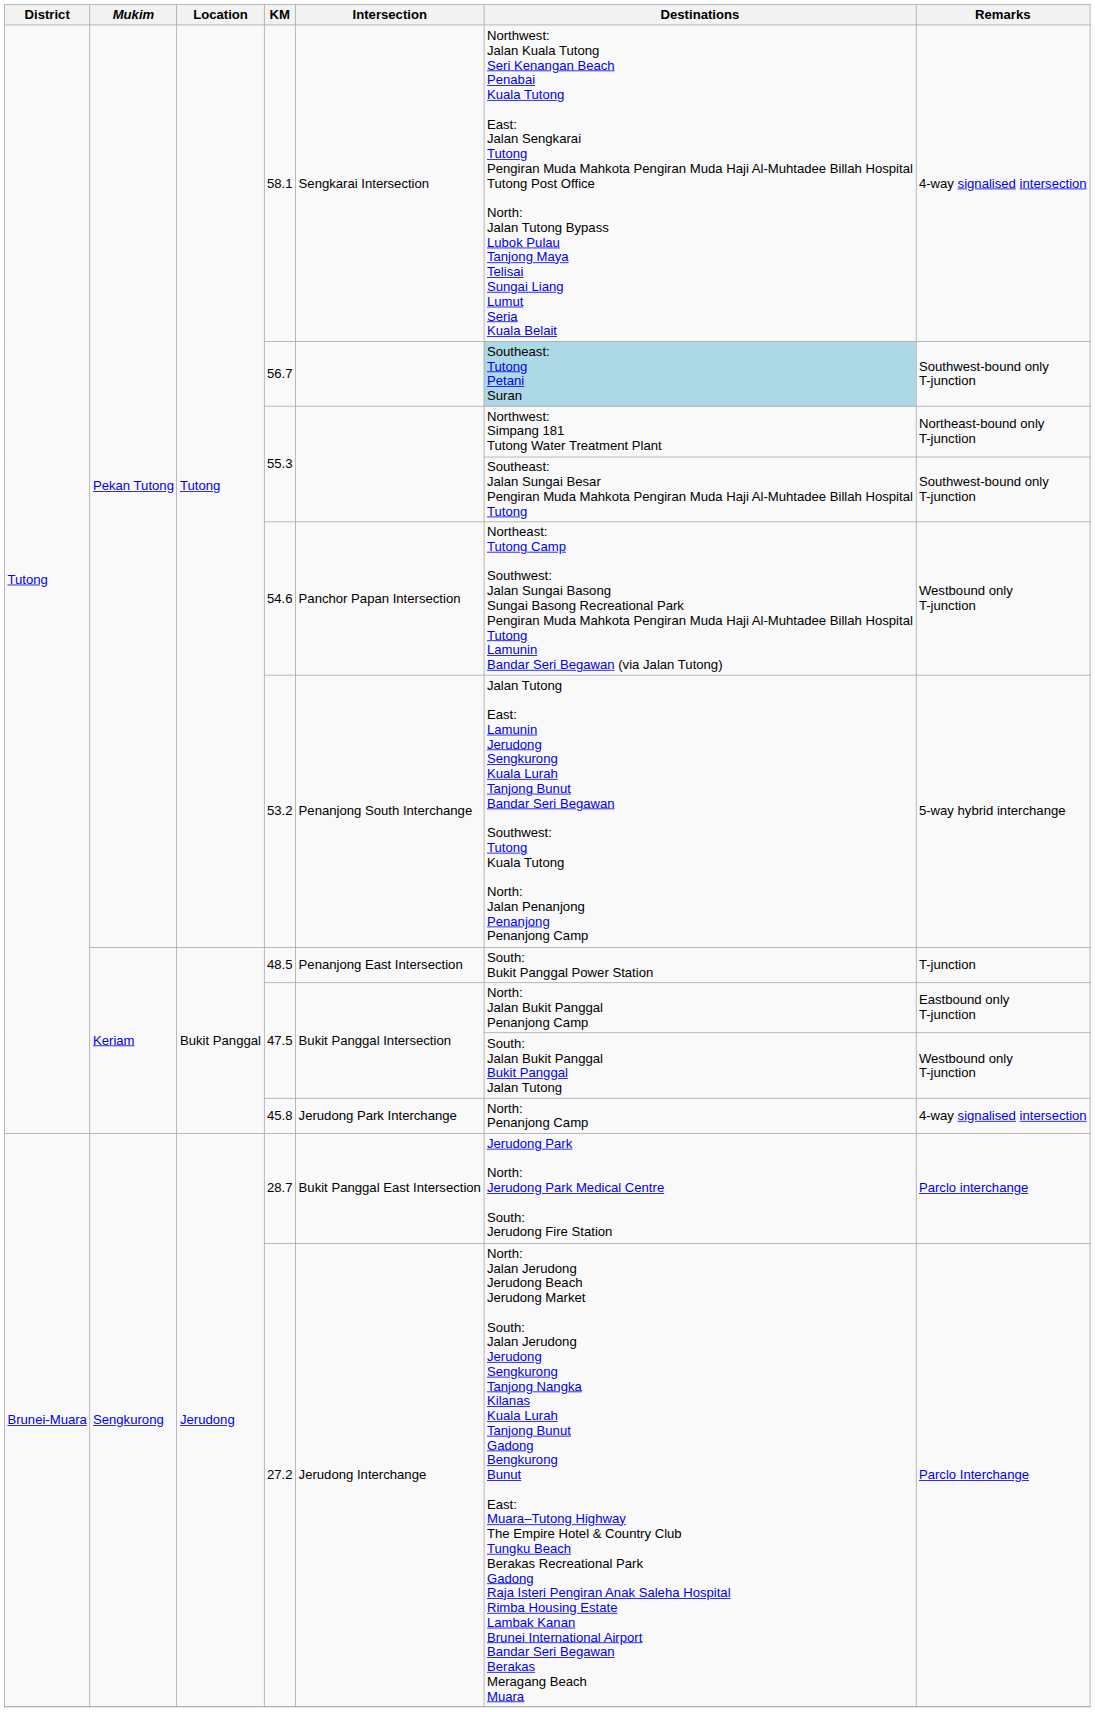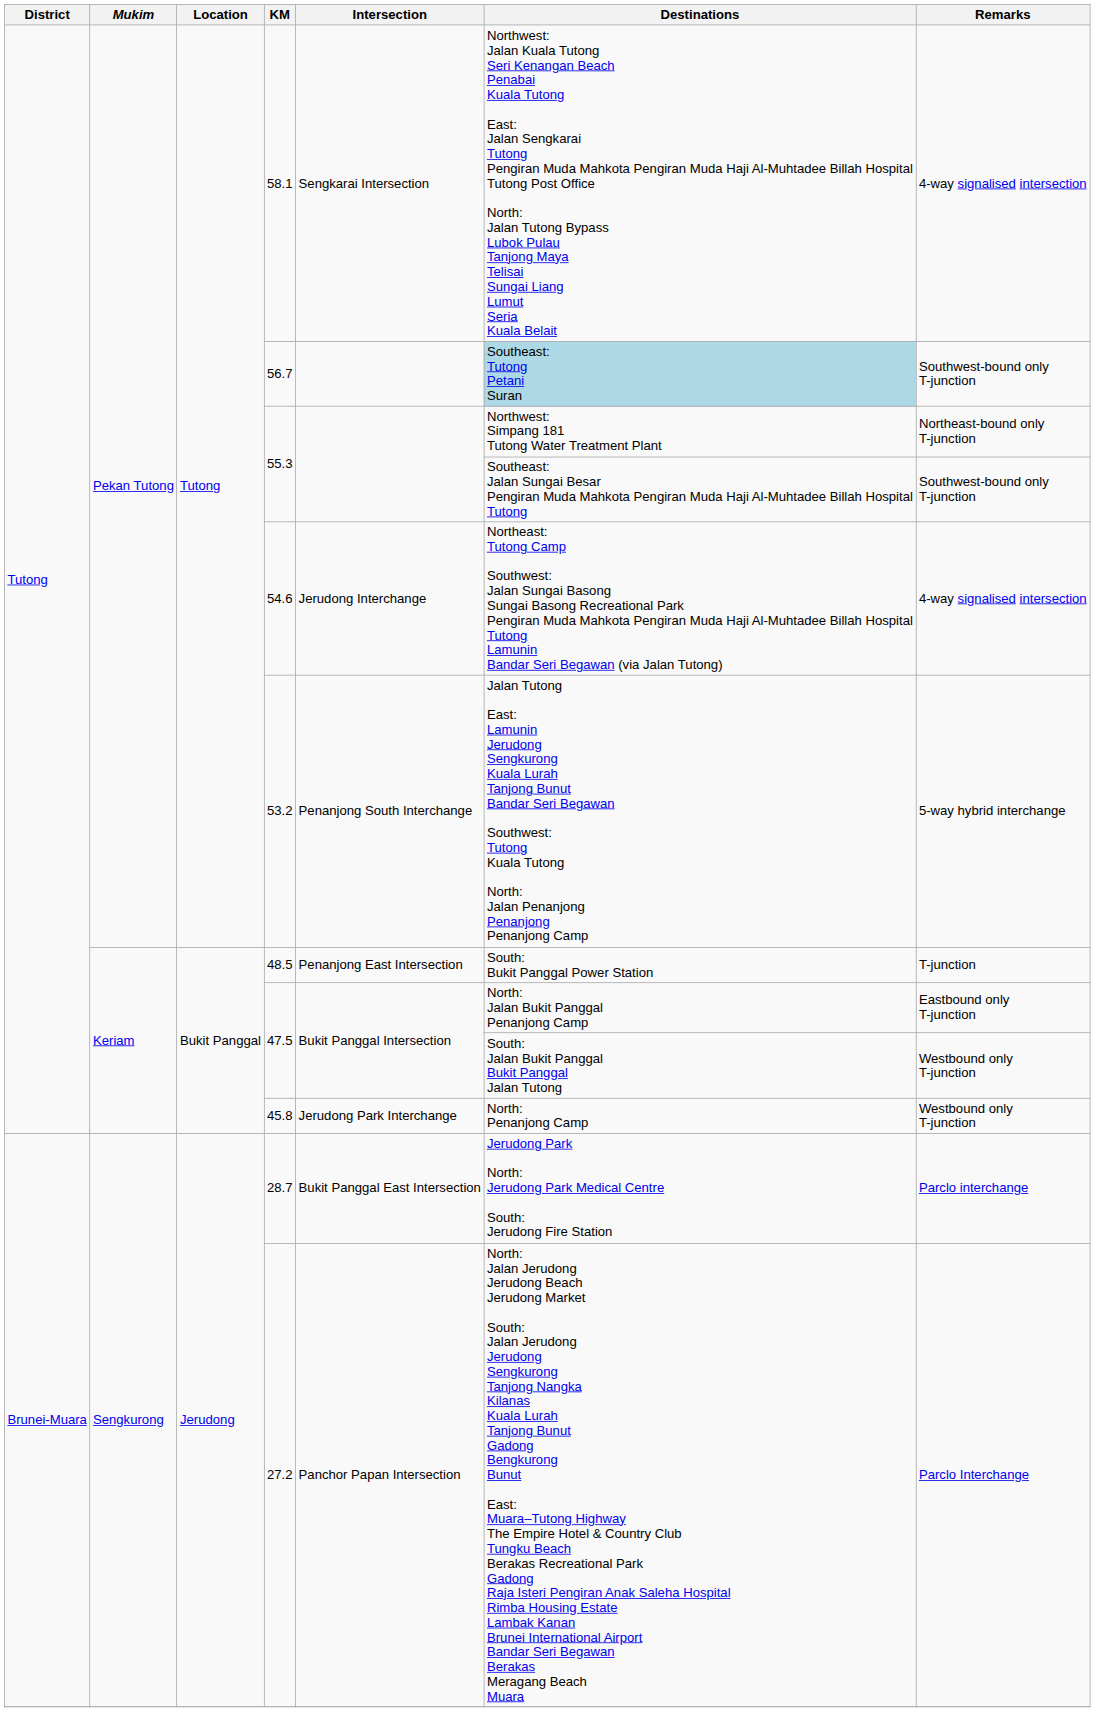(380, 598) Panchor Papan Intersection -> (362, 598) Jerudong Interchange
(966, 598) Westbound only T-junction -> (1003, 598) 4-way signalised intersection
(1003, 1115) 4-way signalised intersection -> (966, 1115) Westbound only T-junction
(362, 1474) Jerudong Interchange -> (380, 1474) Panchor Papan Intersection
